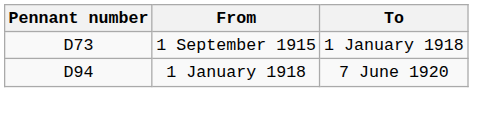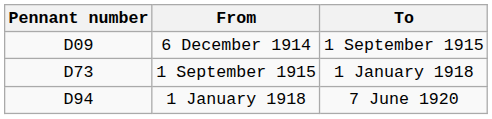+ row: (236, 45)
